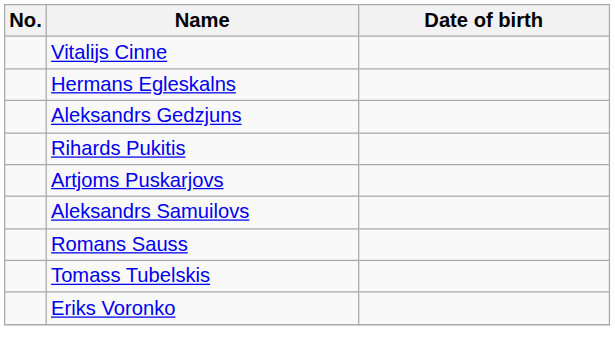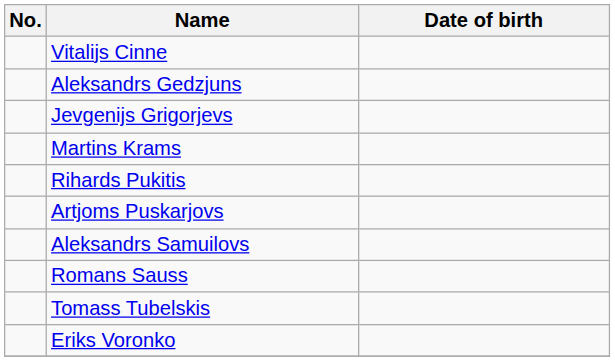- row: (143, 84)
+ row: (142, 116)
+ row: (116, 148)
